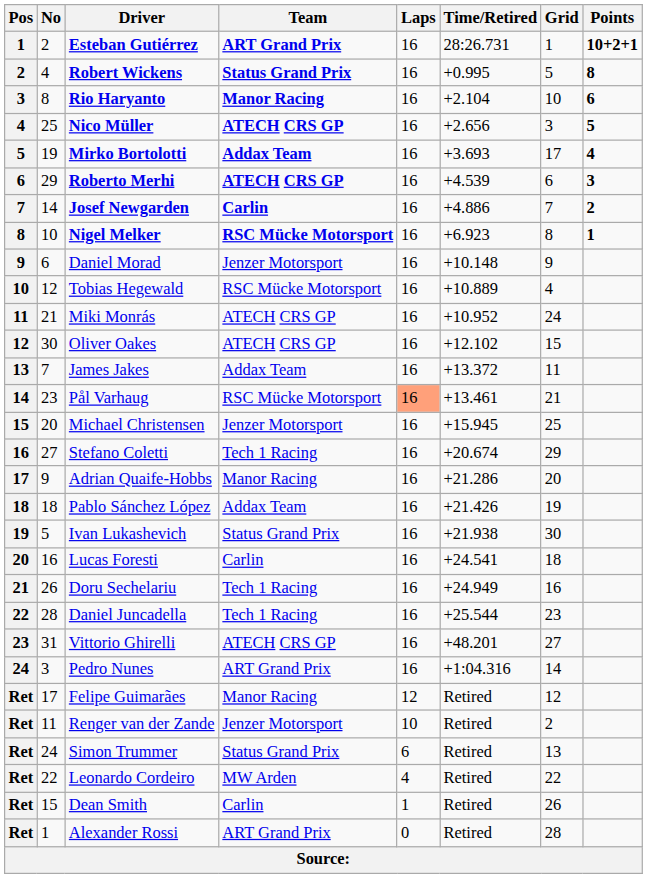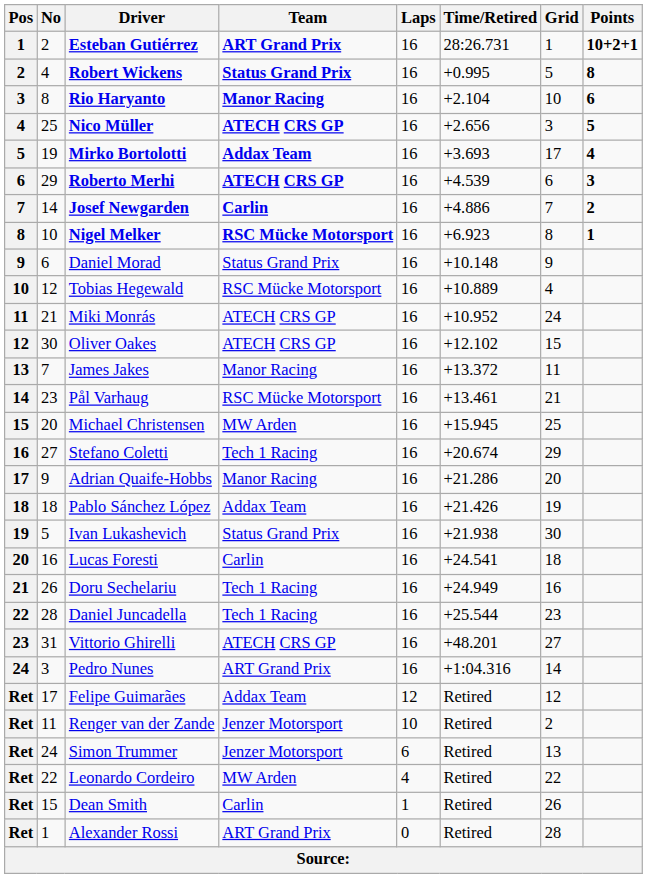(282, 262) Jenzer Motorsport -> (281, 262) Status Grand Prix
(264, 370) Addax Team -> (270, 370) Manor Racing
(409, 397) lightsalmon background -> (409, 397) no background
(282, 424) Jenzer Motorsport -> (259, 424) MW Arden
(270, 696) Manor Racing -> (264, 696) Addax Team
(281, 750) Status Grand Prix -> (282, 750) Jenzer Motorsport
